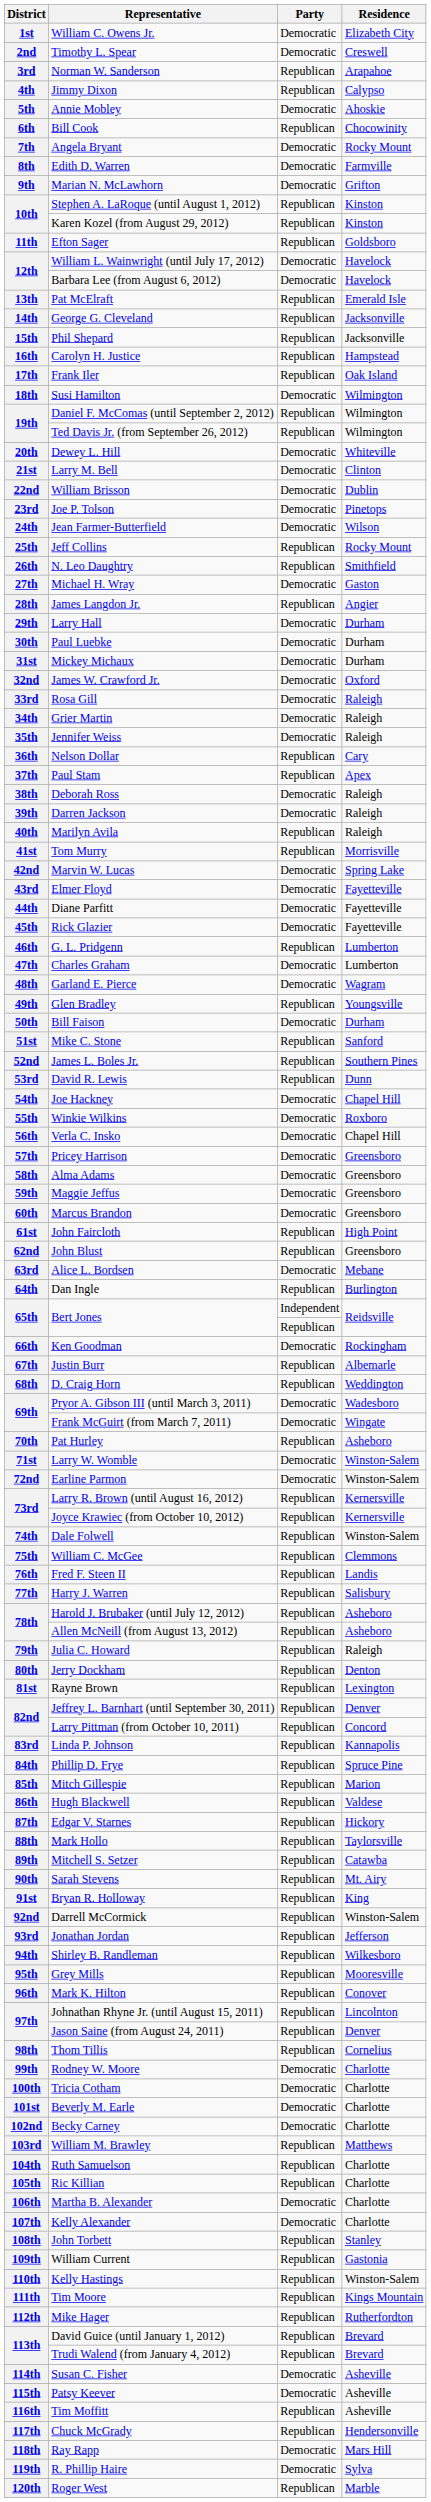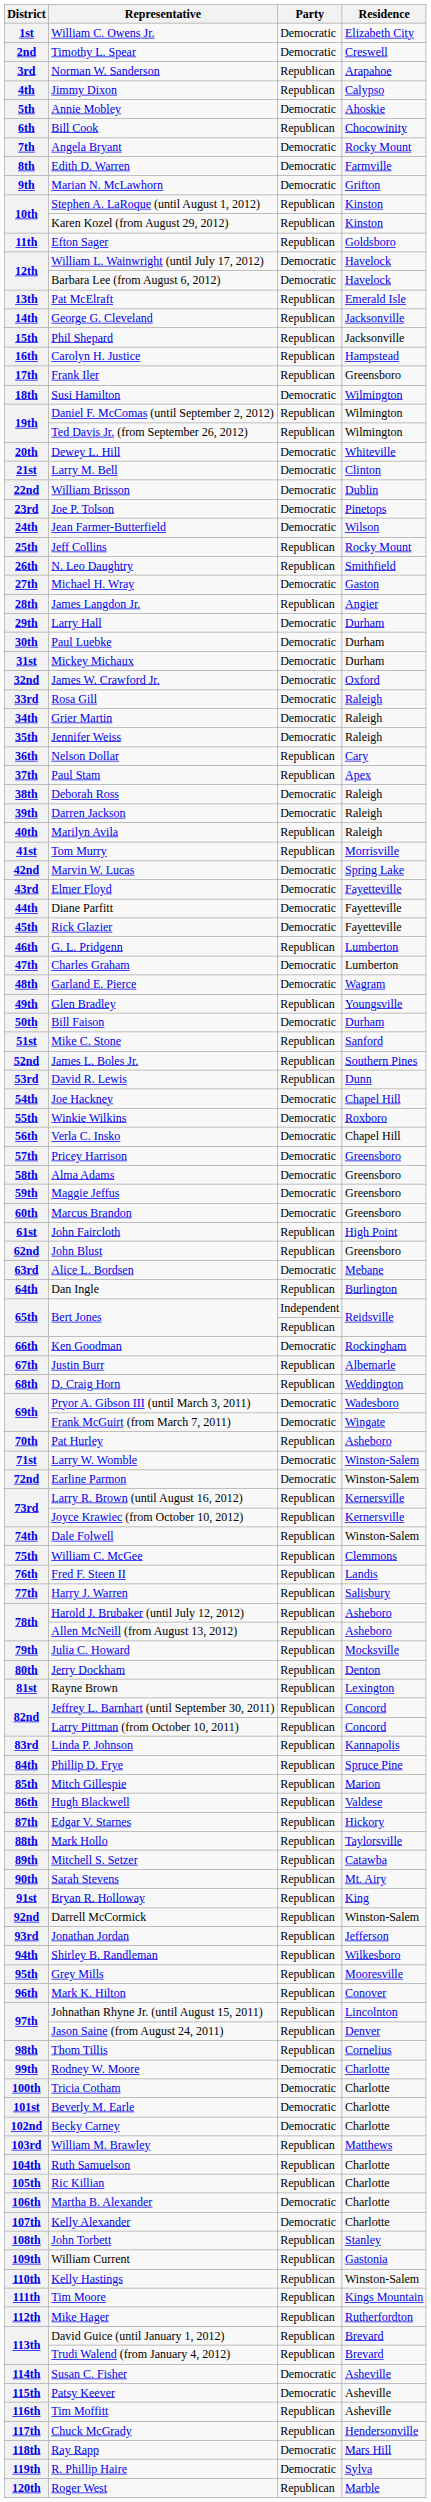(371, 375) Oak Island -> (373, 375) Greensboro
(364, 1650) Raleigh -> (372, 1650) Mocksville
(363, 1707) Denver -> (366, 1707) Concord
